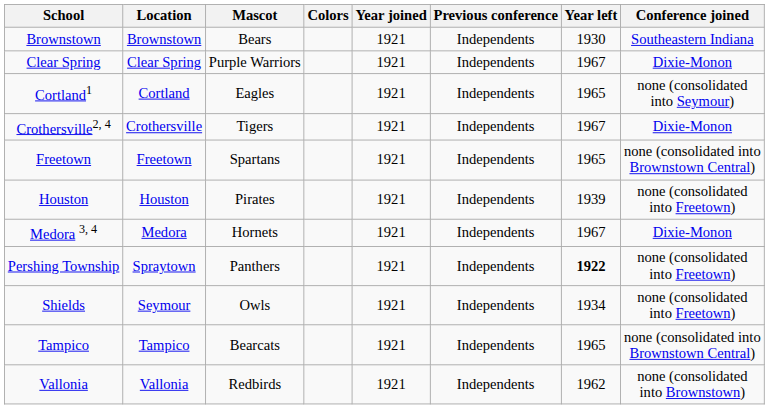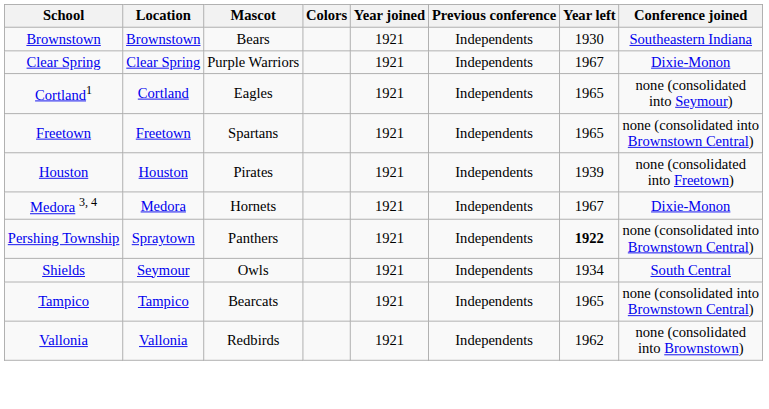- row: (64, 126)
(692, 265) none (consolidated into Freetown) -> (691, 238) none (consolidated into Brownstown Central)
(692, 305) none (consolidated into Freetown) -> (691, 270) South Central
